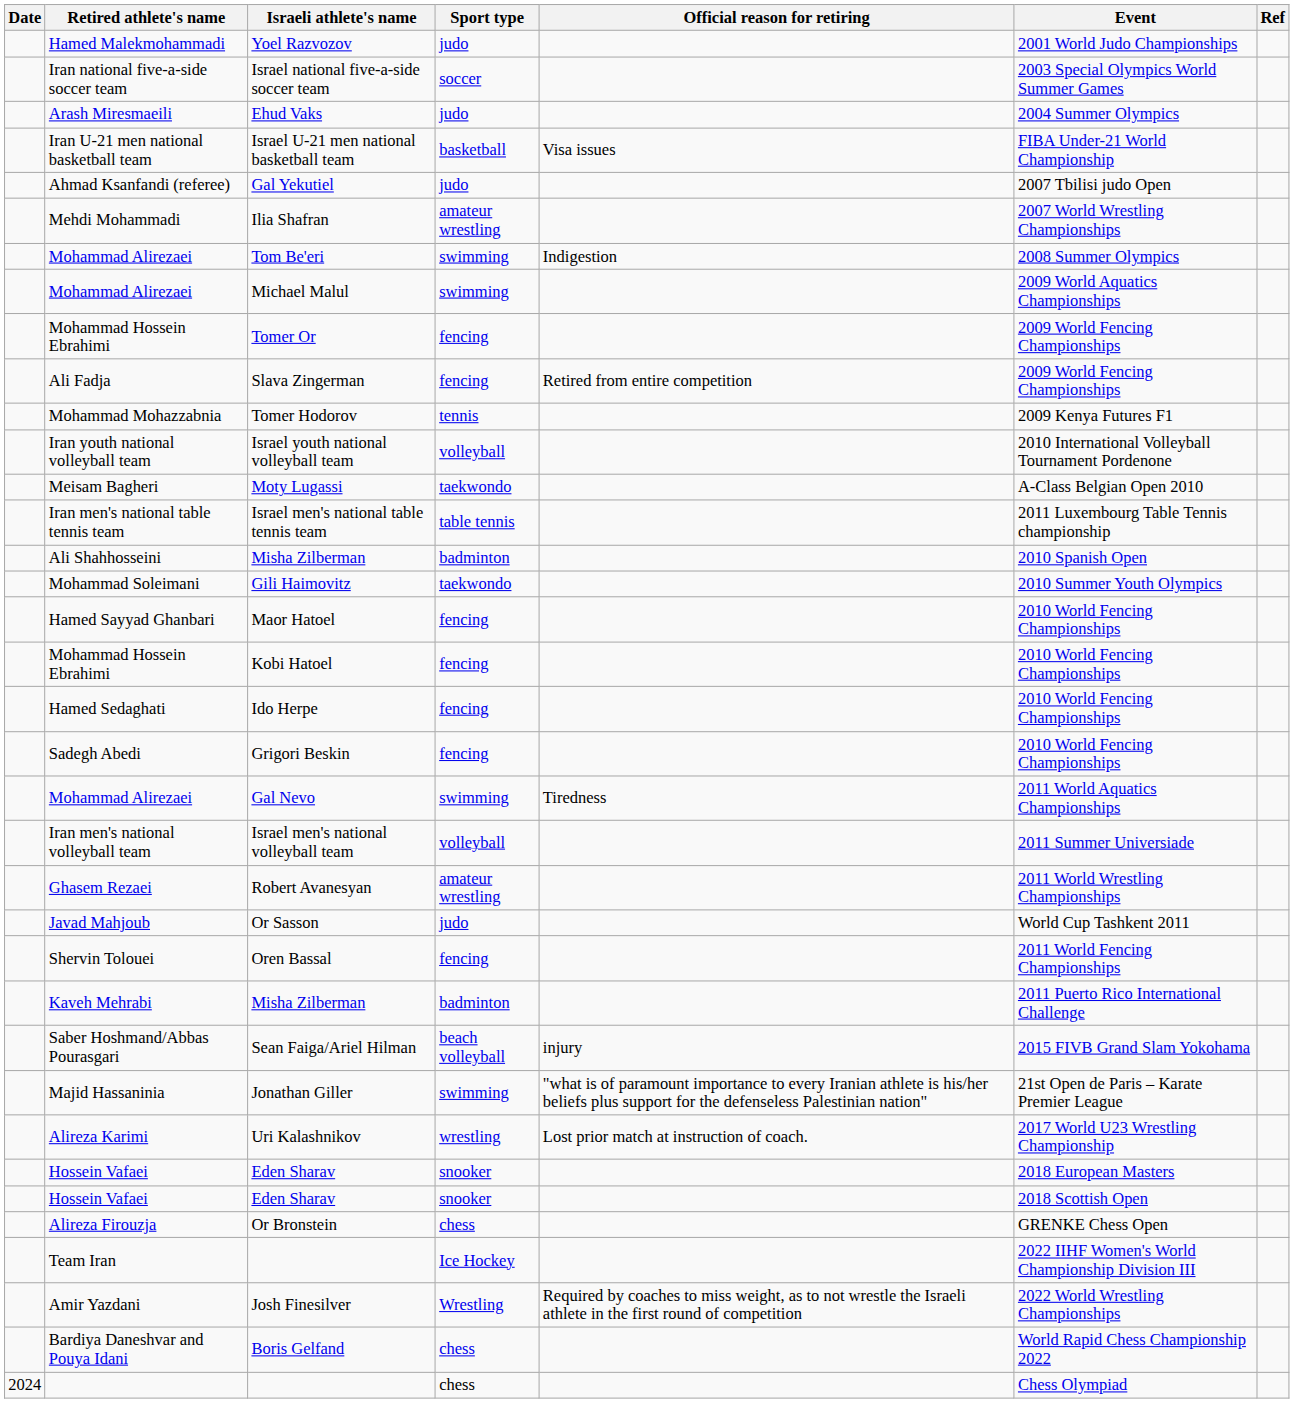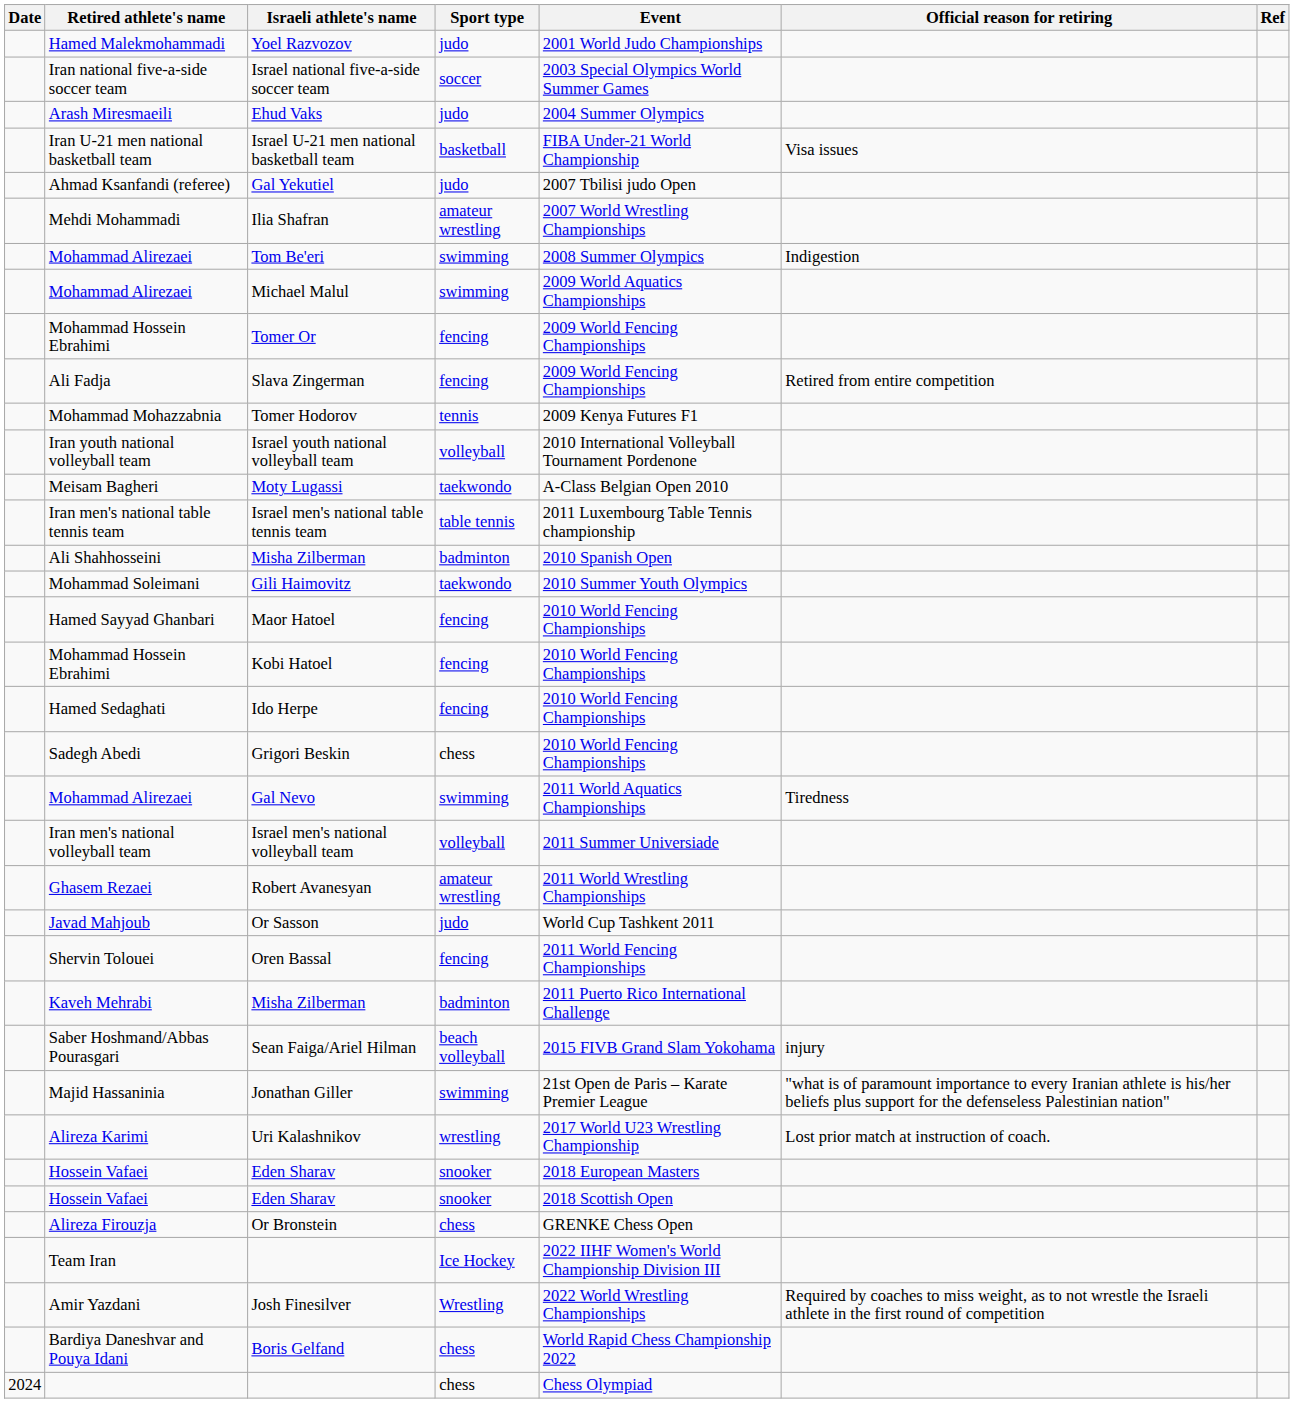columns swapped: (1135, 17) <-> (777, 17)
(464, 753) fencing -> (457, 753) chess
